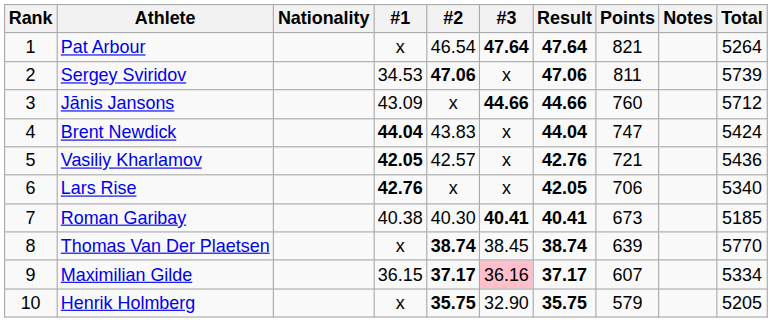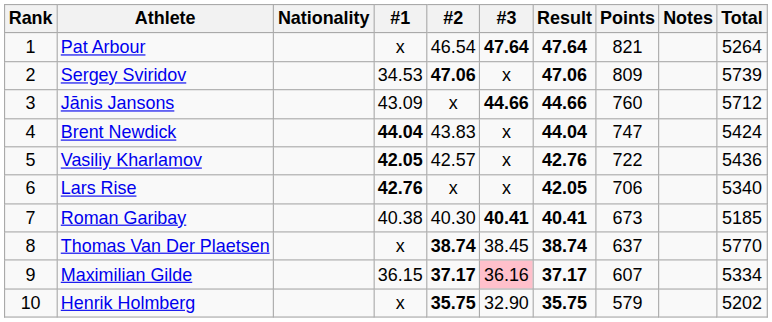(627, 75) 811 -> (627, 75) 809
(627, 160) 721 -> (627, 160) 722
(627, 246) 639 -> (627, 246) 637
(742, 302) 5205 -> (742, 302) 5202
